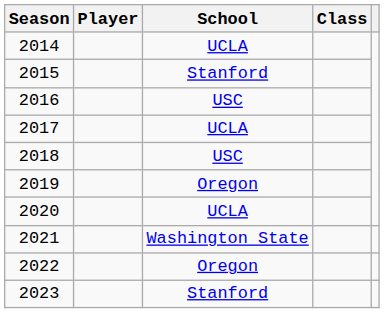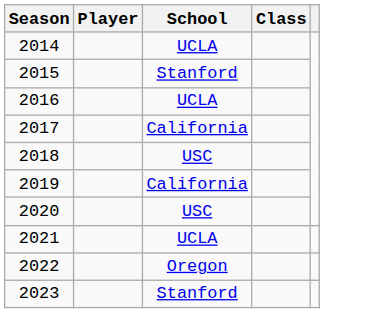(228, 101) USC -> (197, 101) UCLA
(228, 129) UCLA -> (197, 129) California
(228, 184) Oregon -> (197, 184) California
(228, 211) UCLA -> (197, 211) USC
(228, 239) Washington State -> (197, 239) UCLA
